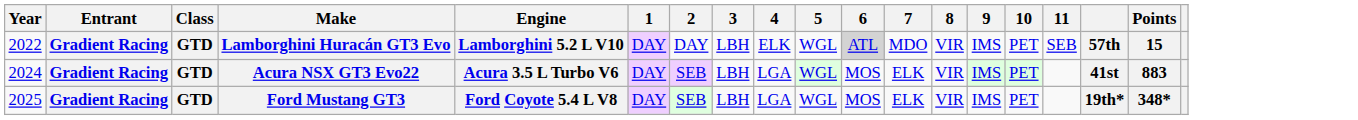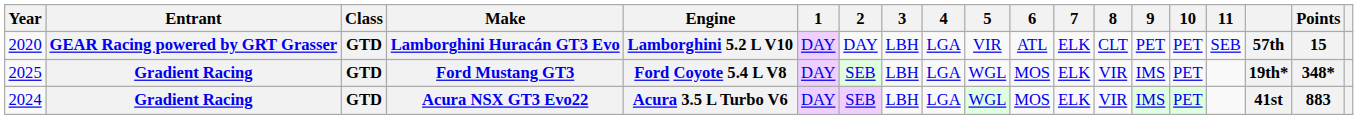(25, 45) 2022 -> (25, 45) 2020
(109, 45) Gradient Racing -> (193, 45) GEAR Racing powered by GRT Grasser
(774, 45) ELK -> (944, 45) LGA
(818, 45) WGL -> (987, 45) VIR
(863, 45) lightgrey background -> (1032, 45) no background
(908, 45) MDO -> (1074, 45) ELK
(950, 45) VIR -> (1113, 45) CLT
(986, 45) IMS -> (1150, 45) PET
rows swapped: (336, 72) <-> (336, 99)
